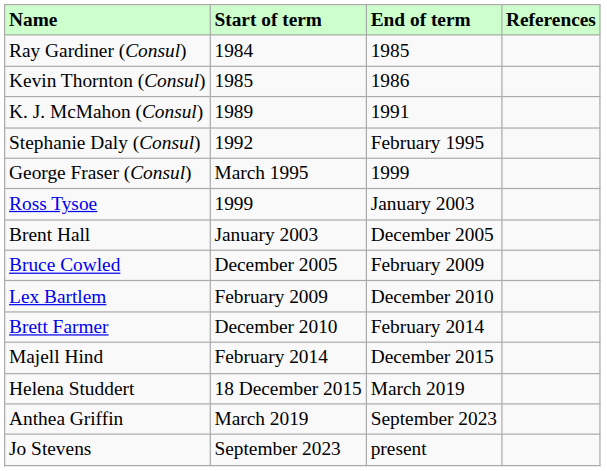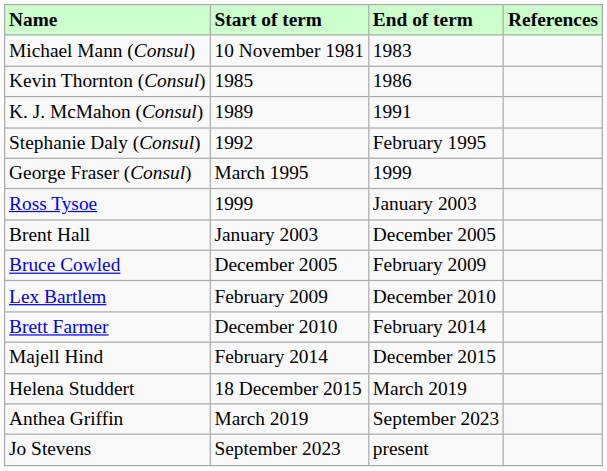+ row: (102, 50)
- row: (98, 50)
